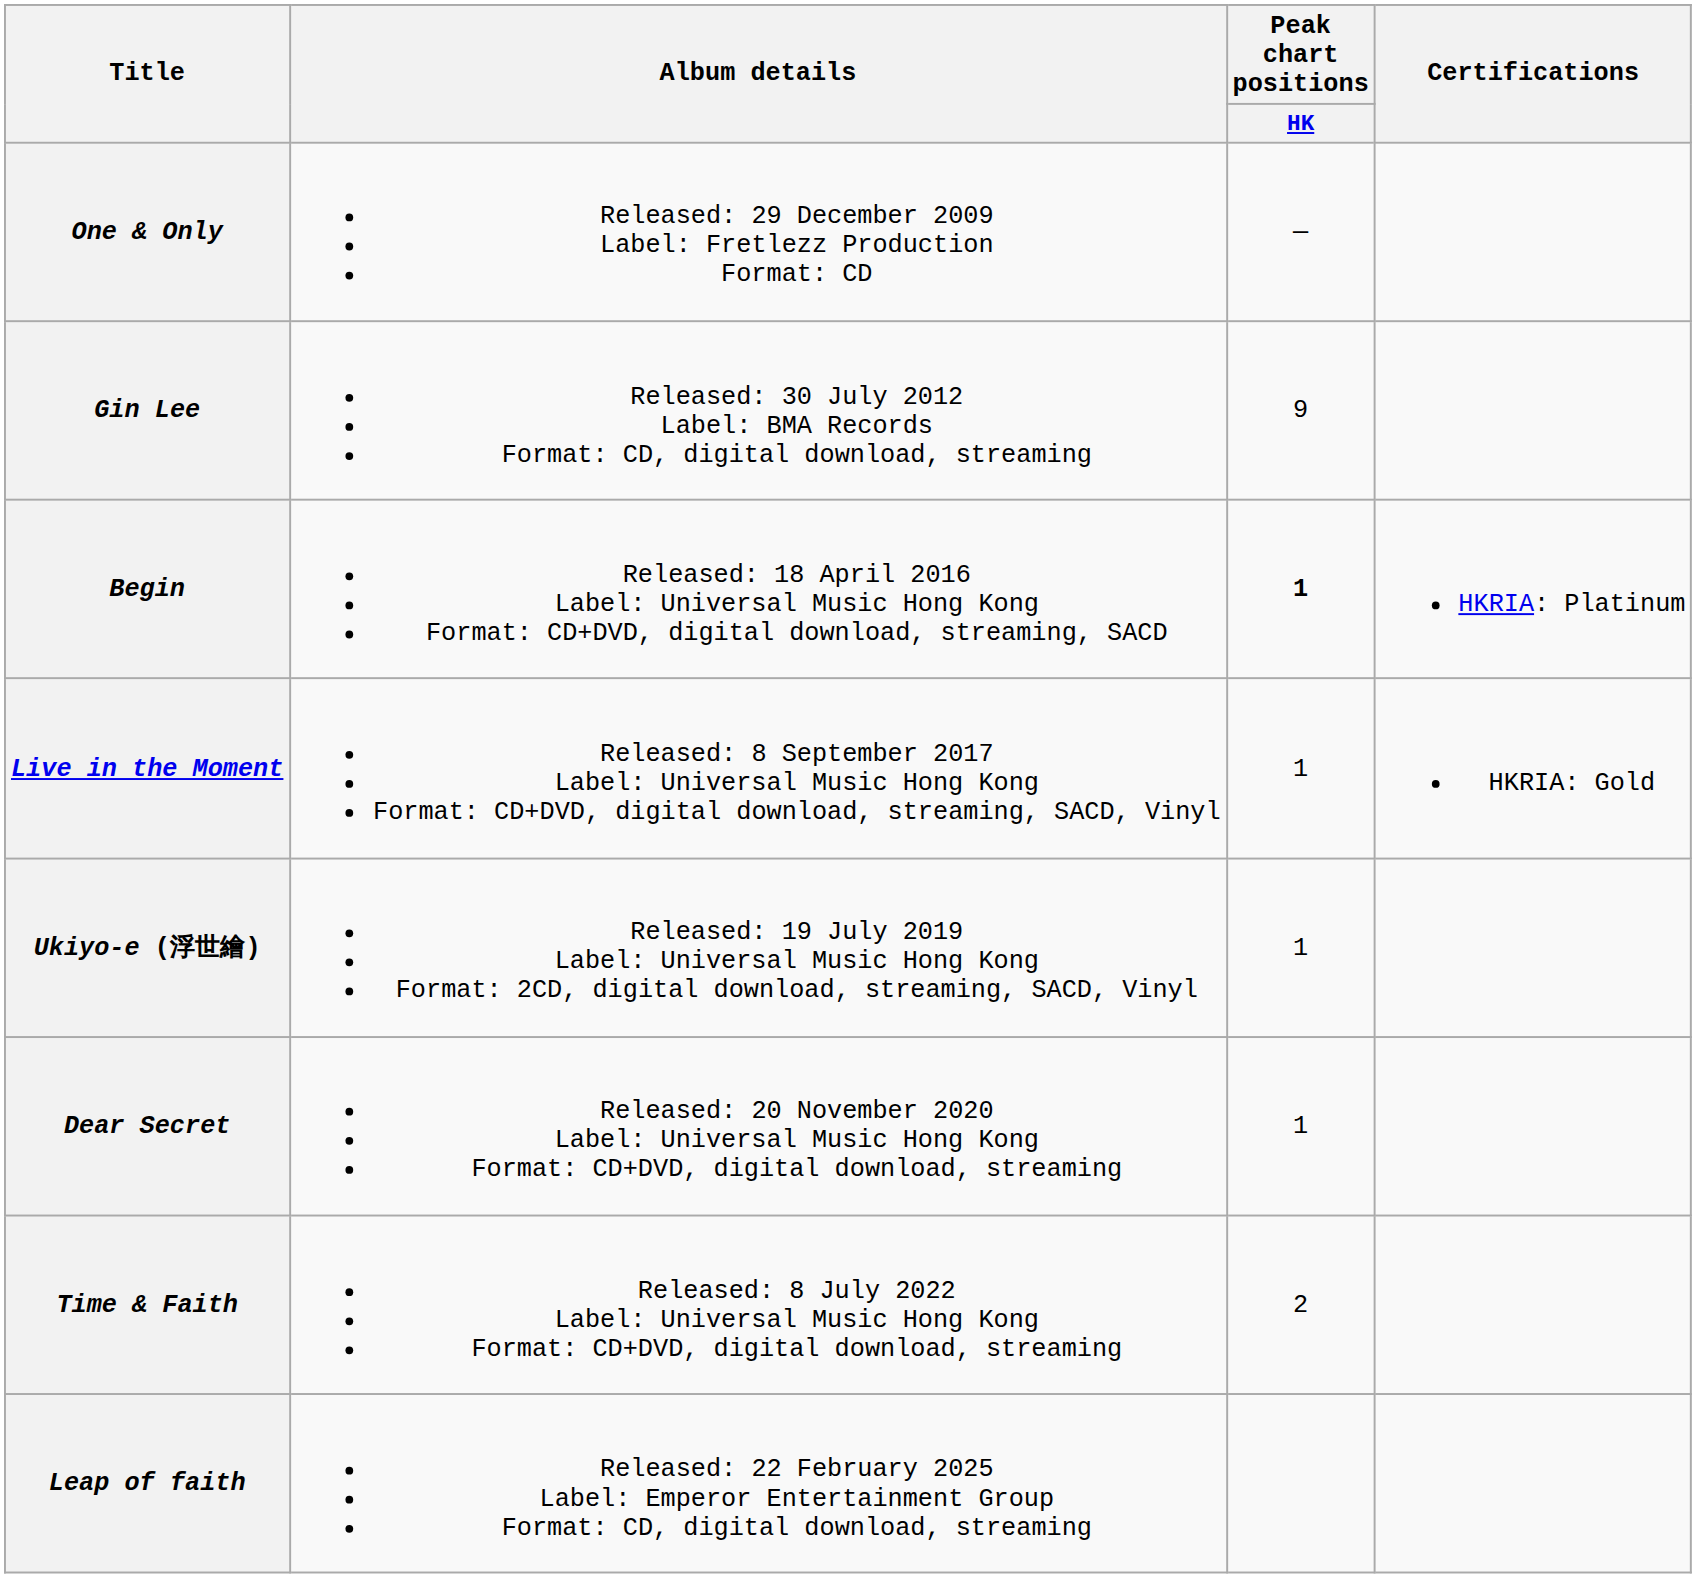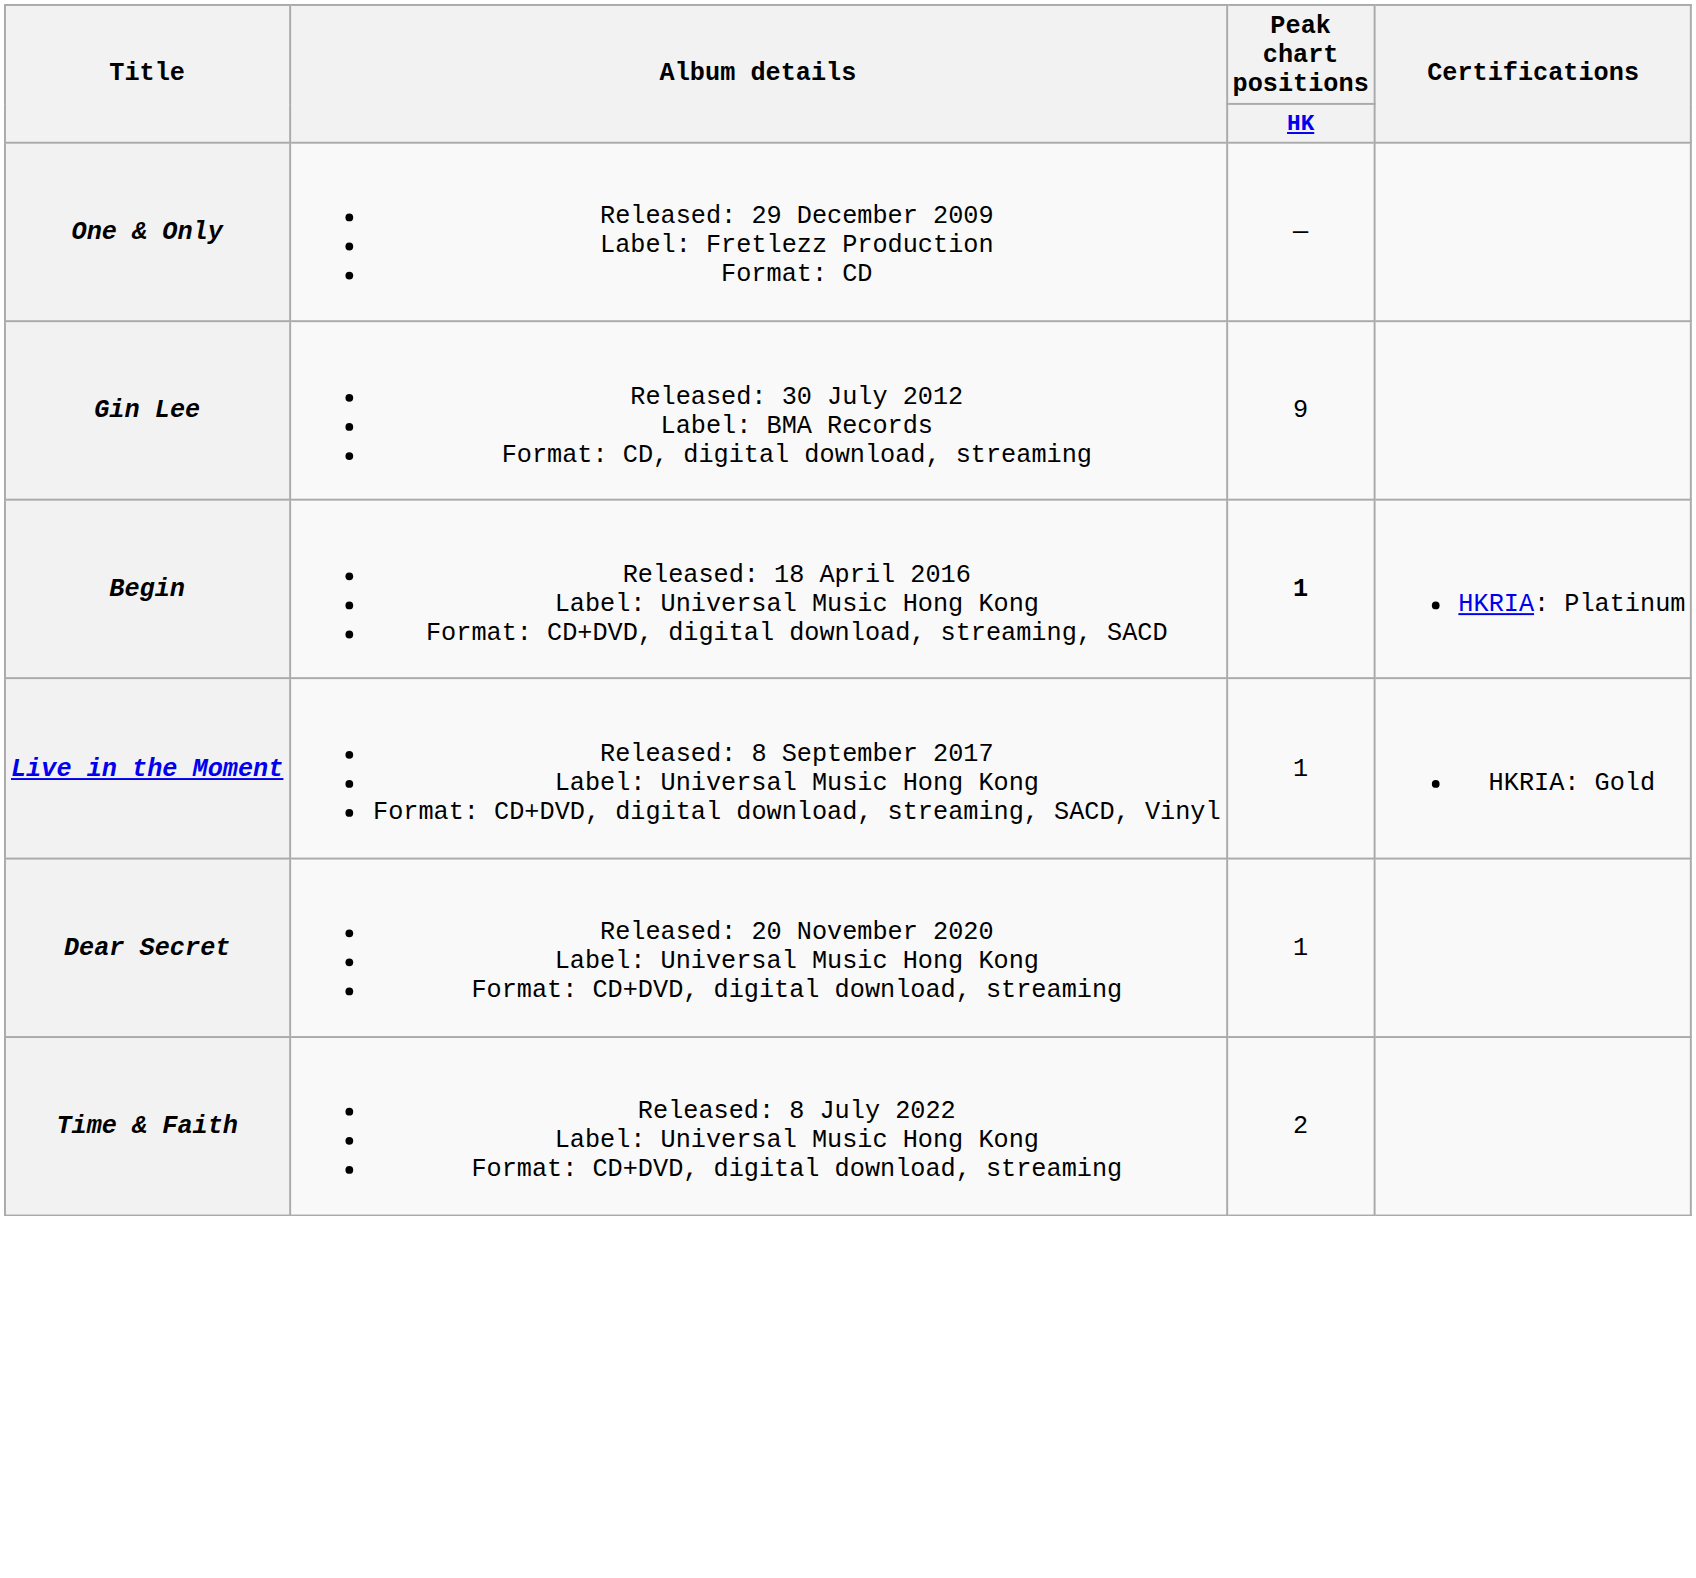- row: (147, 948)
- row: (147, 1484)
